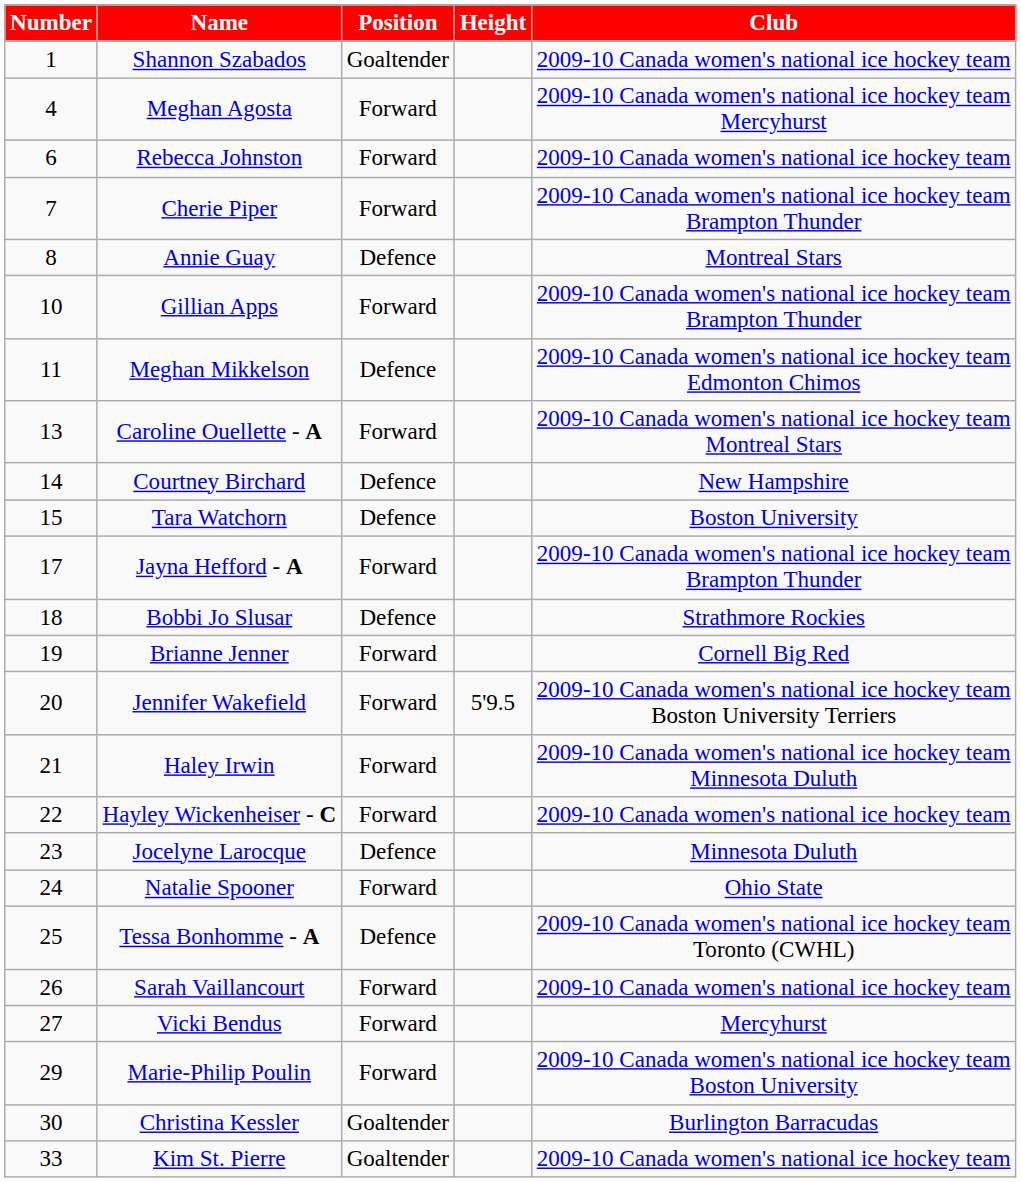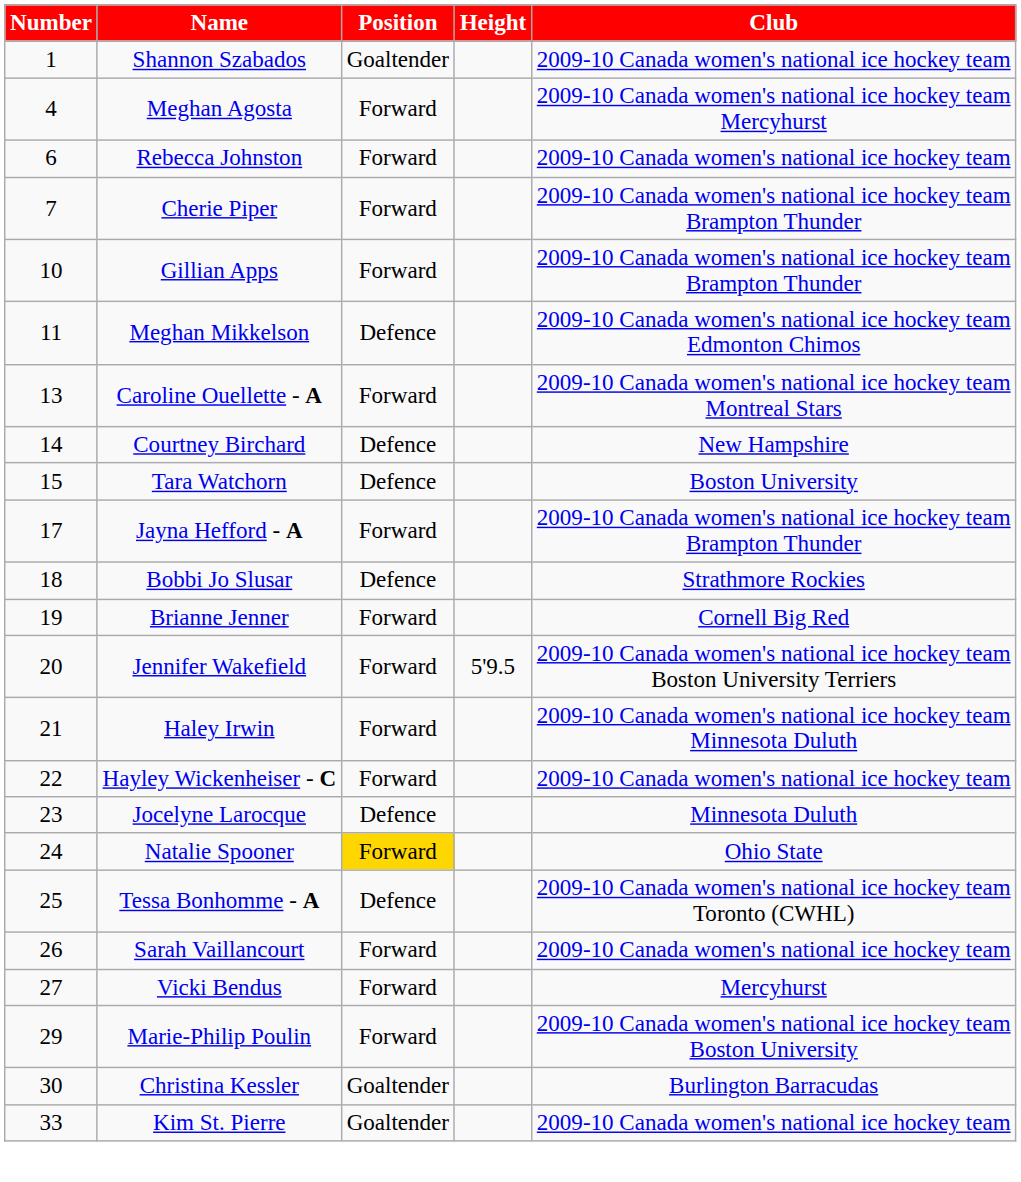- row: (219, 257)
(398, 887) no background -> (398, 851) gold background
